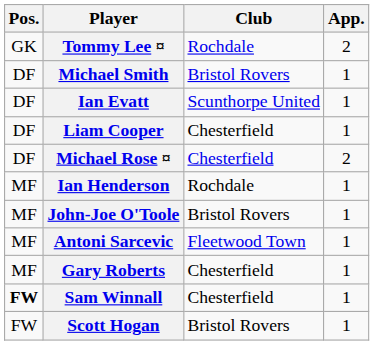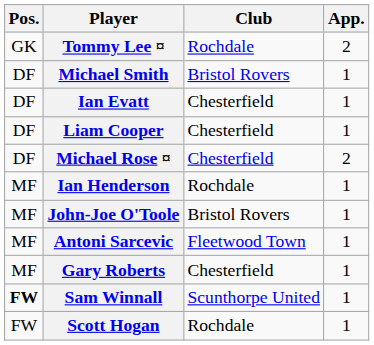(254, 102) Scunthorpe United -> (231, 102) Chesterfield
(231, 297) Chesterfield -> (254, 297) Scunthorpe United
(239, 325) Bristol Rovers -> (221, 325) Rochdale
